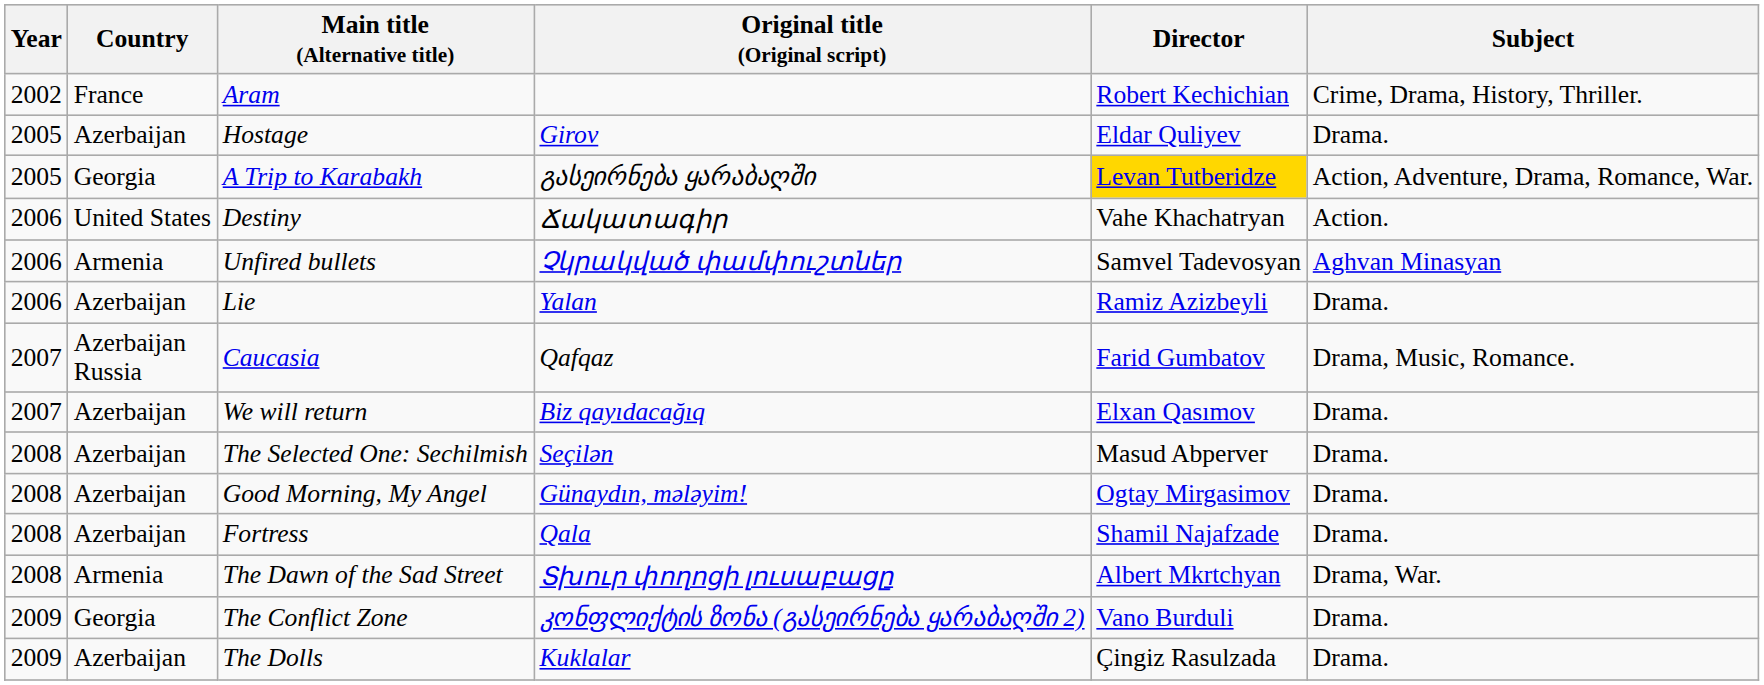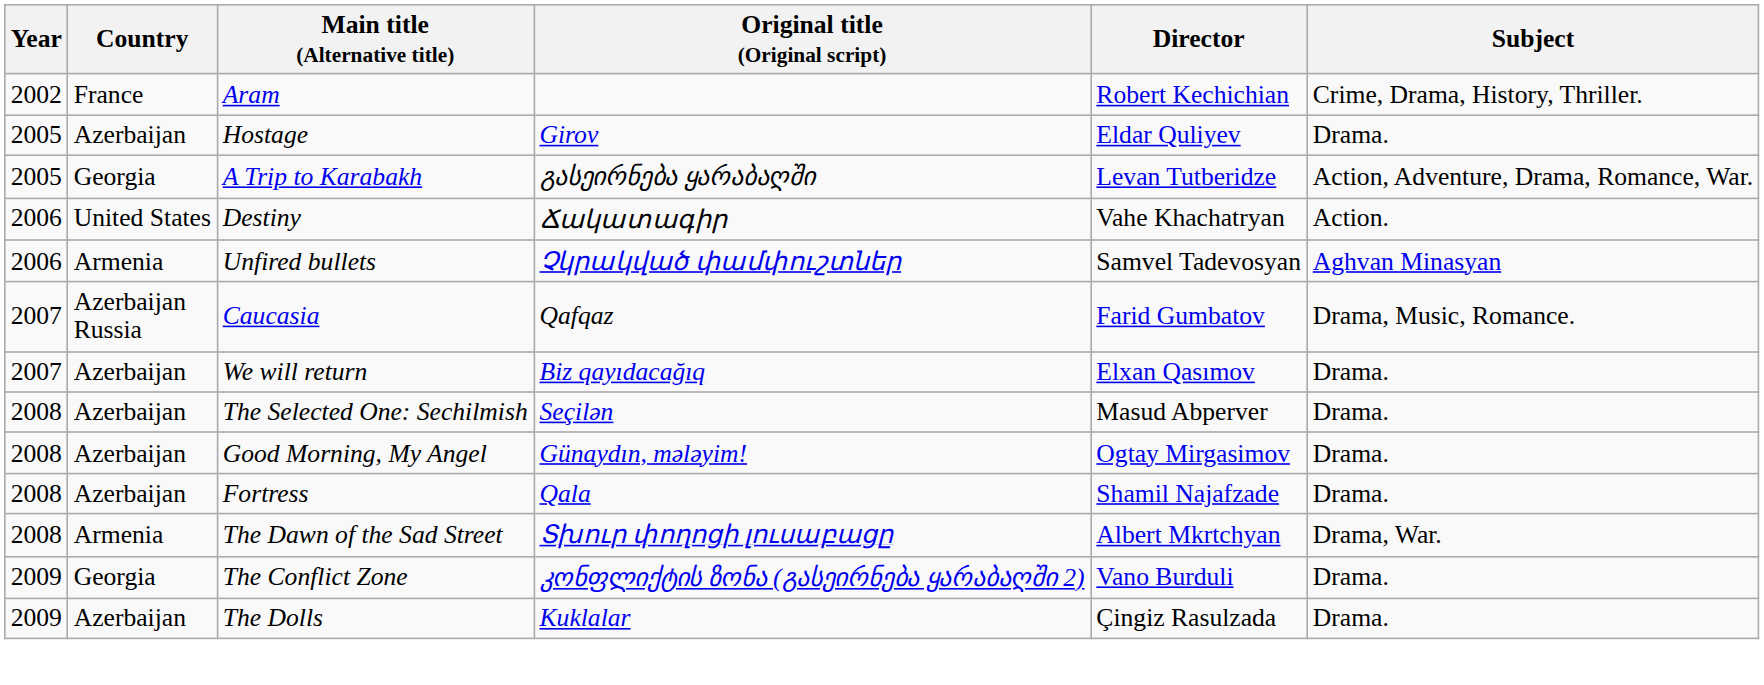(1186, 176) gold background -> (1186, 176) no background
- row: (239, 302)
